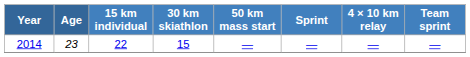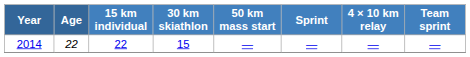(71, 44) 23 -> (71, 44) 22
